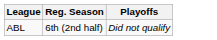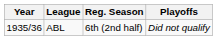+ column: (24, 12)
